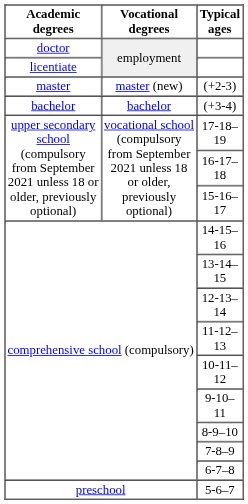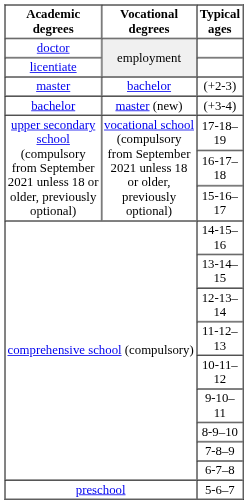(149, 86) master (new) -> (149, 86) bachelor
(149, 105) bachelor -> (149, 105) master (new)
